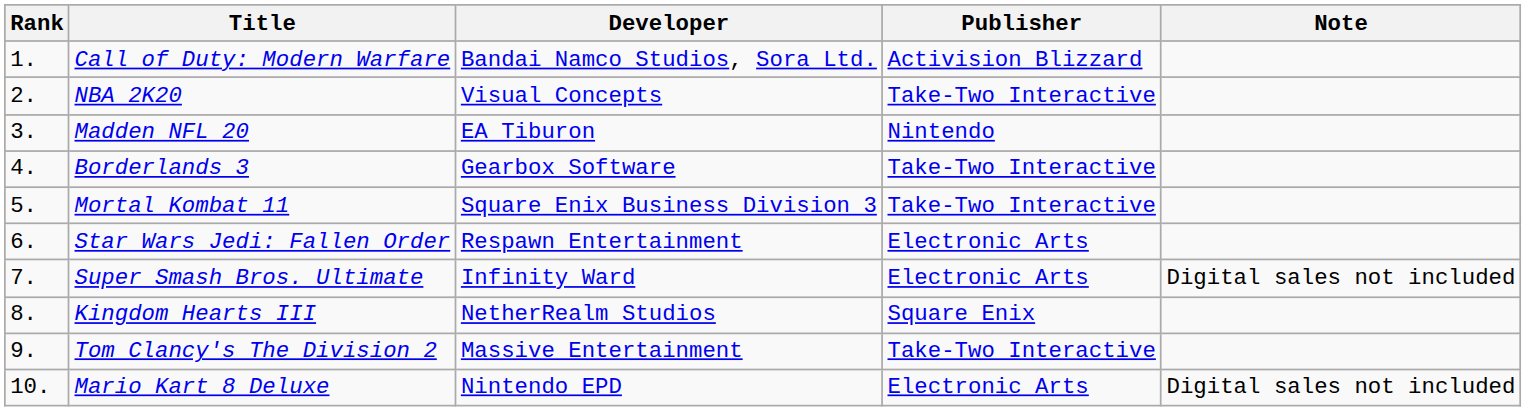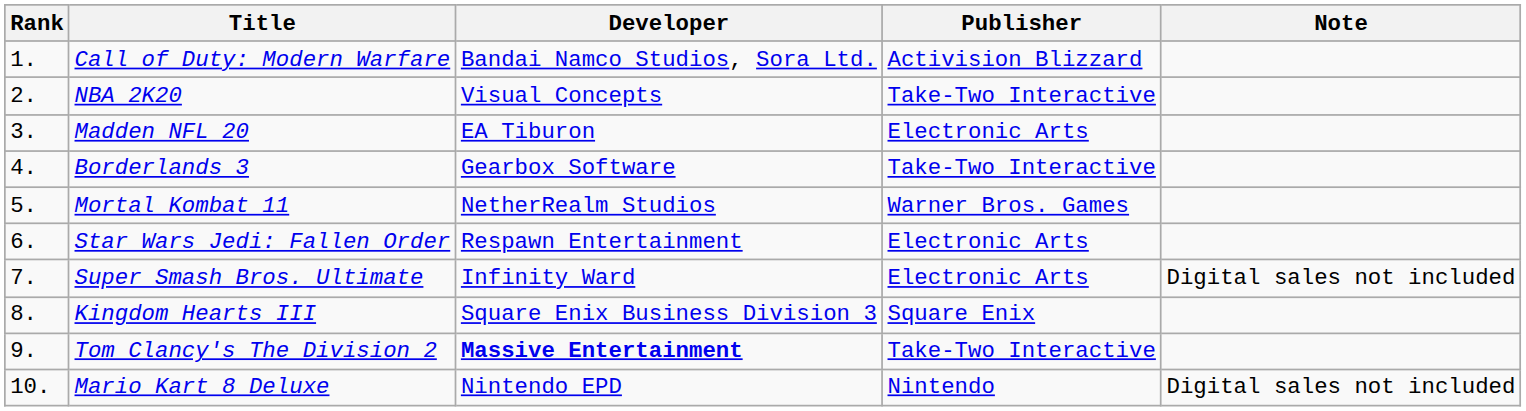(941, 132) Nintendo -> (988, 132) Electronic Arts
(669, 205) Square Enix Business Division 3 -> (588, 205) NetherRealm Studios
(1022, 205) Take-Two Interactive -> (1008, 205) Warner Bros. Games
(588, 315) NetherRealm Studios -> (669, 315) Square Enix Business Division 3
(602, 351) normal -> (602, 351) bold
(988, 388) Electronic Arts -> (941, 388) Nintendo
